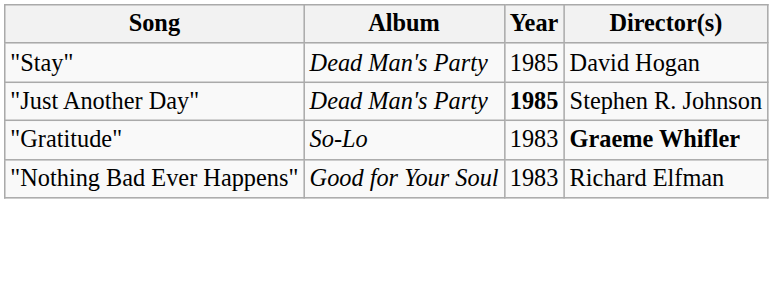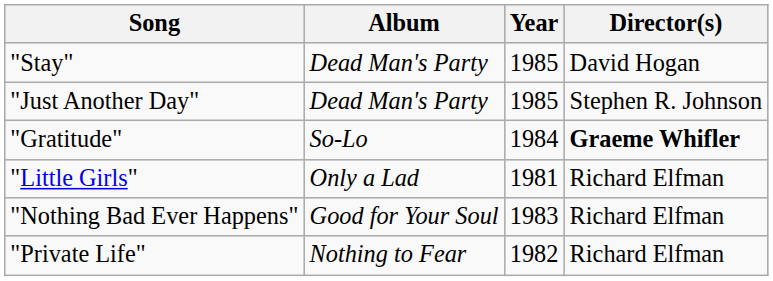(534, 100) bold -> (534, 100) normal
(534, 139) 1983 -> (534, 139) 1984
+ row: (74, 178)
+ row: (78, 255)
